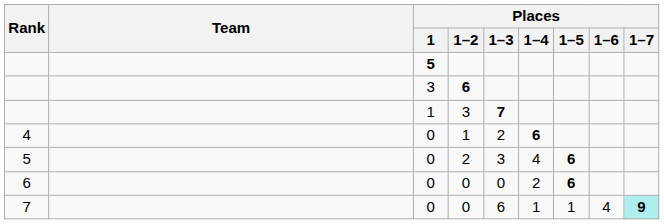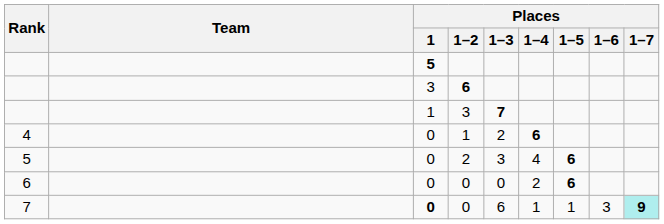(431, 207) normal -> (431, 207) bold
(606, 207) 4 -> (606, 207) 3
